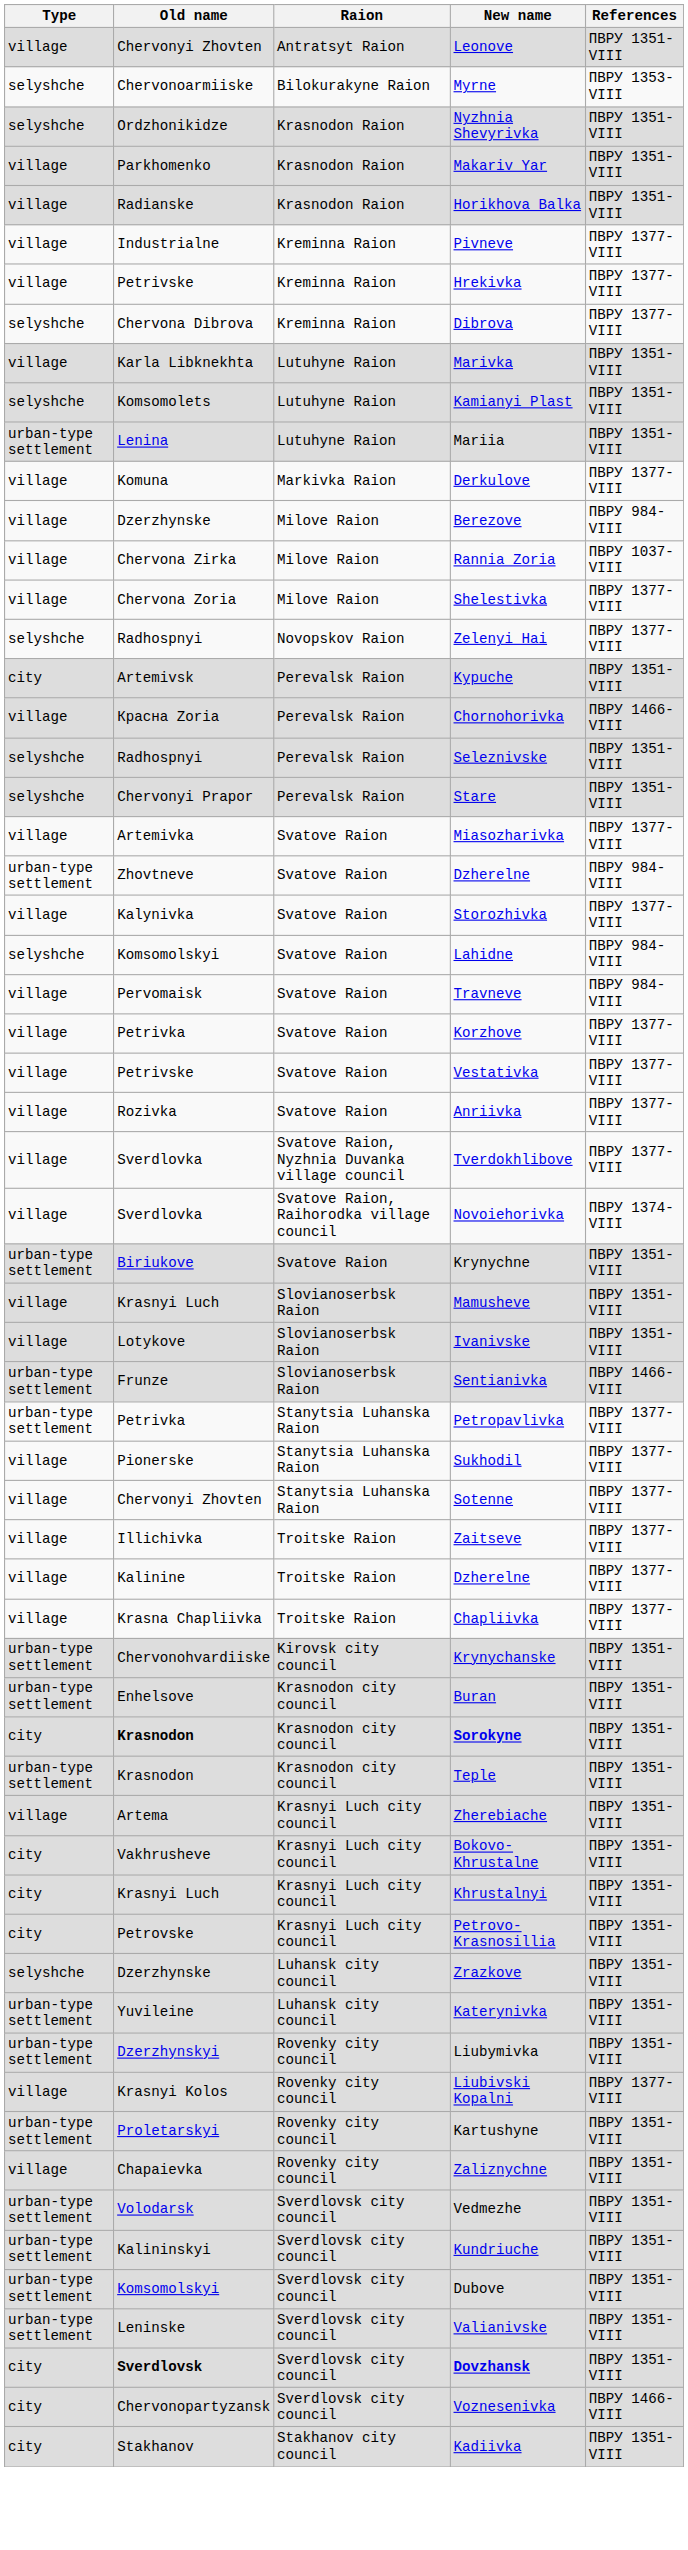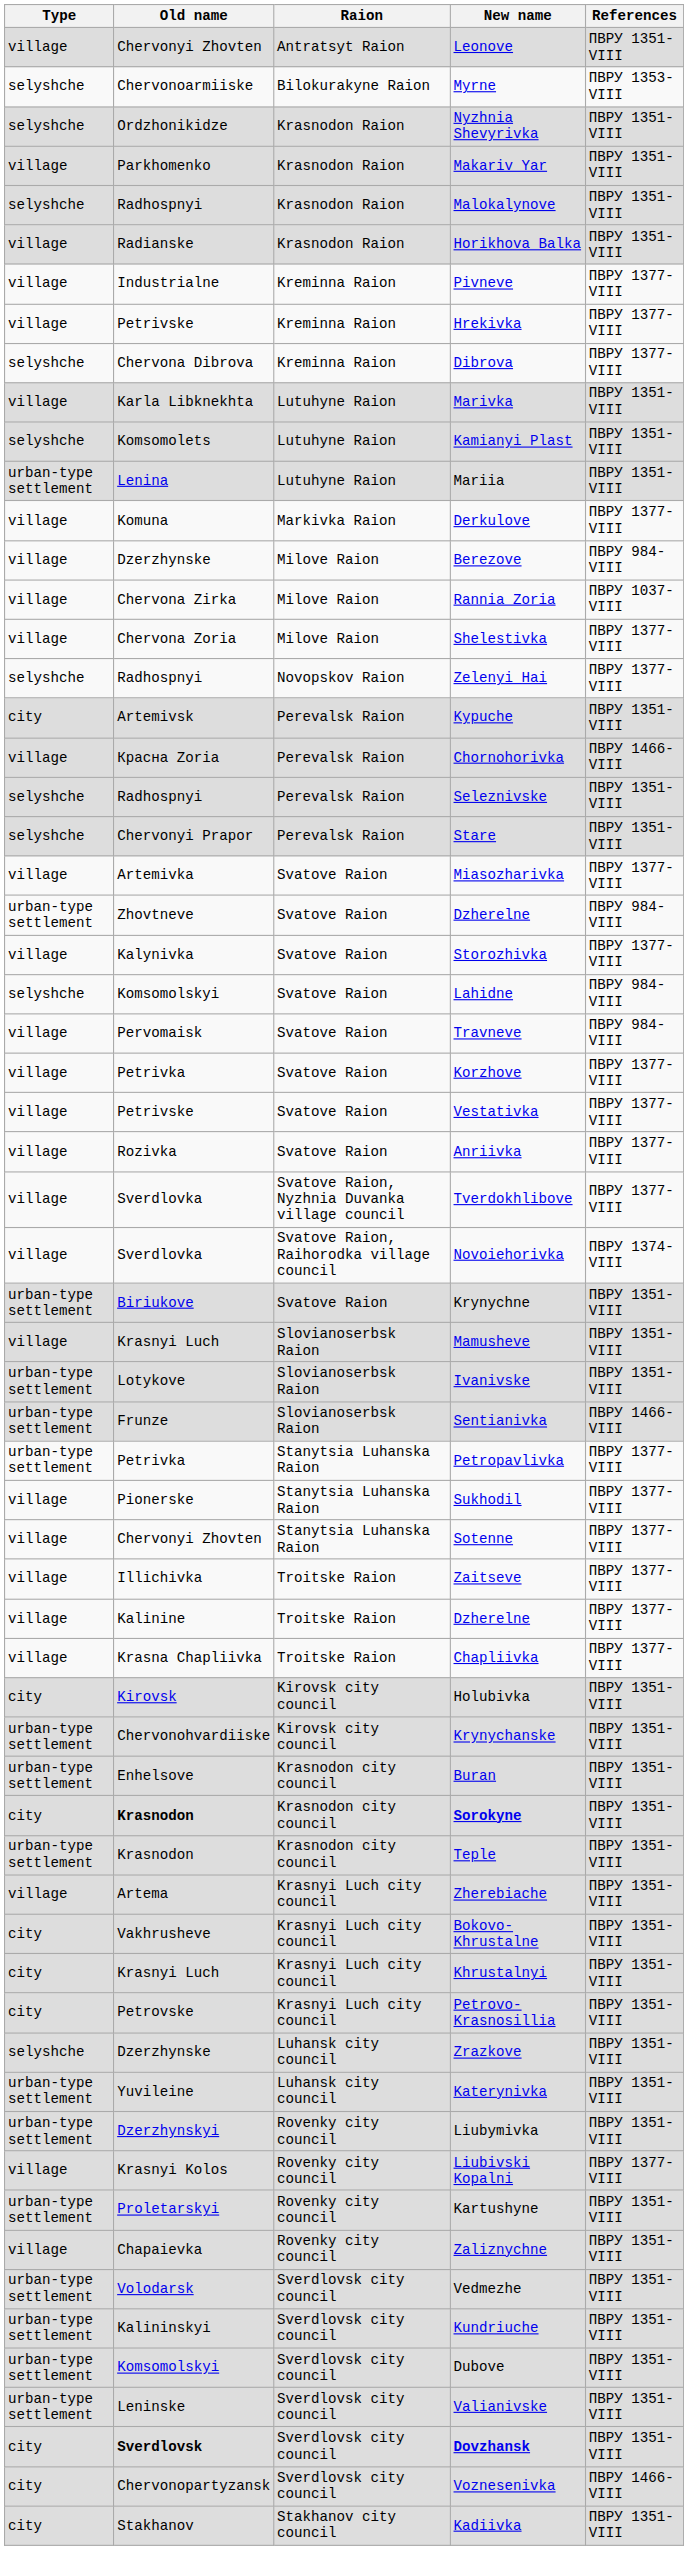+ row: (160, 205)
(38, 1342) village -> (50, 1382) urban-type settlement
+ row: (147, 1697)
